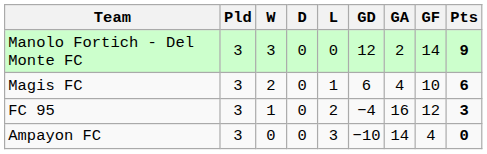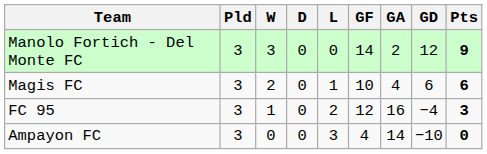columns swapped: (431, 17) <-> (367, 17)
